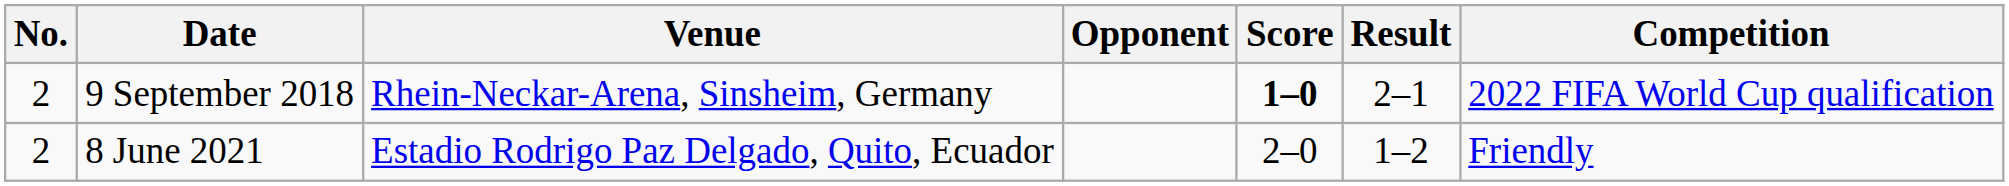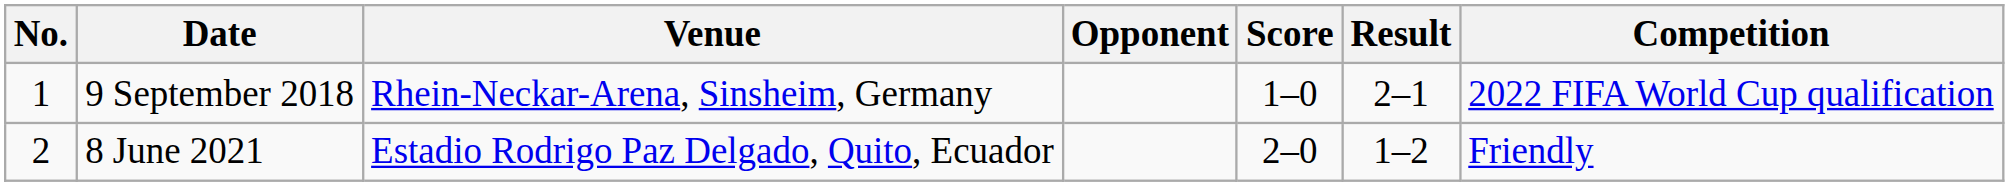(41, 92) 2 -> (41, 92) 1
(1290, 92) bold -> (1290, 92) normal
